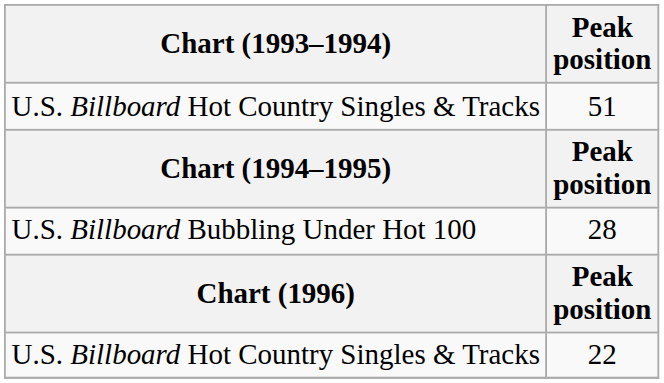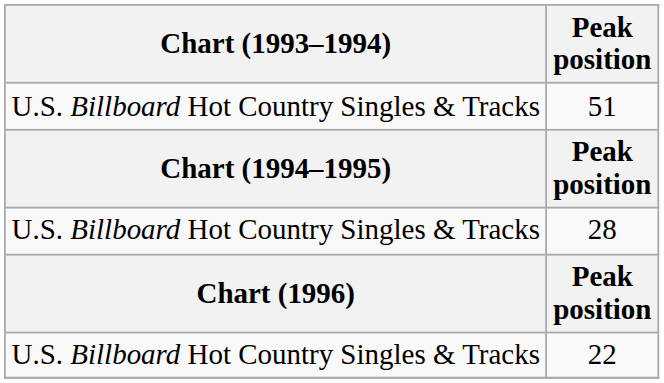(244, 230) U.S. Billboard Bubbling Under Hot 100 -> (276, 230) U.S. Billboard Hot Country Singles & Tracks
